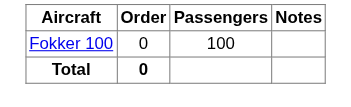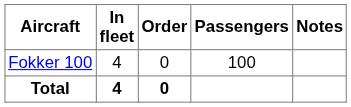+ column: (117, 27)
